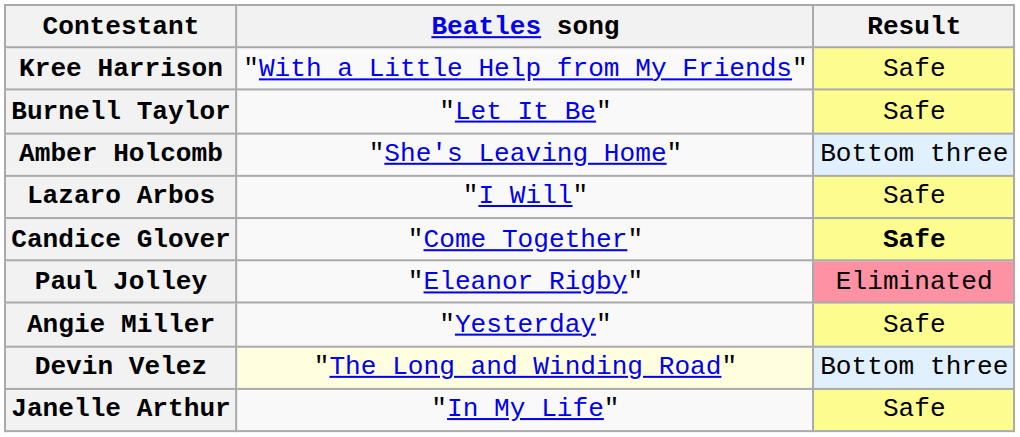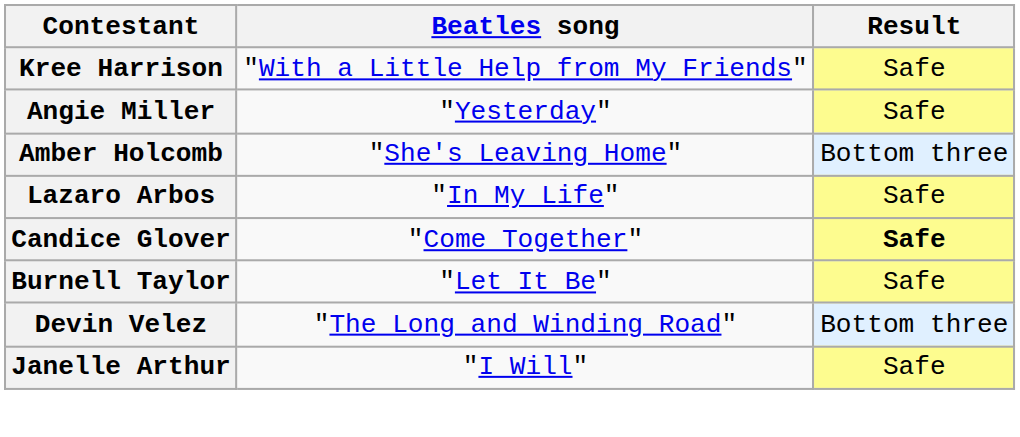rows swapped: (121, 111) <-> (121, 324)
(525, 197) "I Will" -> (525, 197) "In My Life"
- row: (121, 282)
(525, 367) lightyellow background -> (525, 324) no background
(525, 410) "In My Life" -> (525, 367) "I Will"
